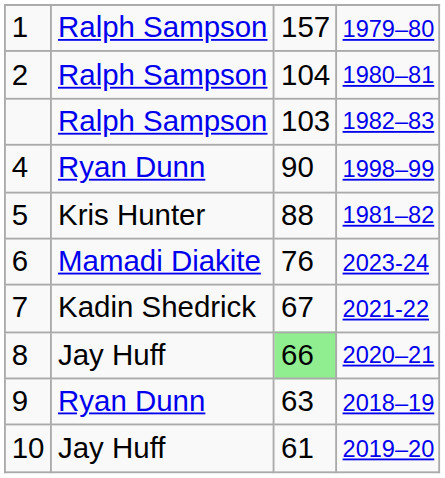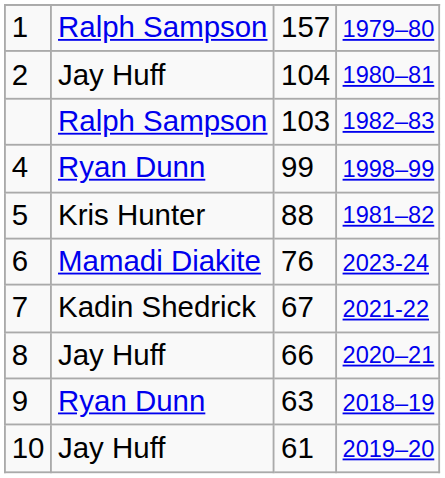(163, 74) Ralph Sampson -> (112, 74) Jay Huff
(297, 167) 90 -> (297, 167) 99
(297, 354) lightgreen background -> (297, 354) no background
